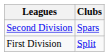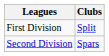rows swapped: (34, 43) <-> (40, 28)
